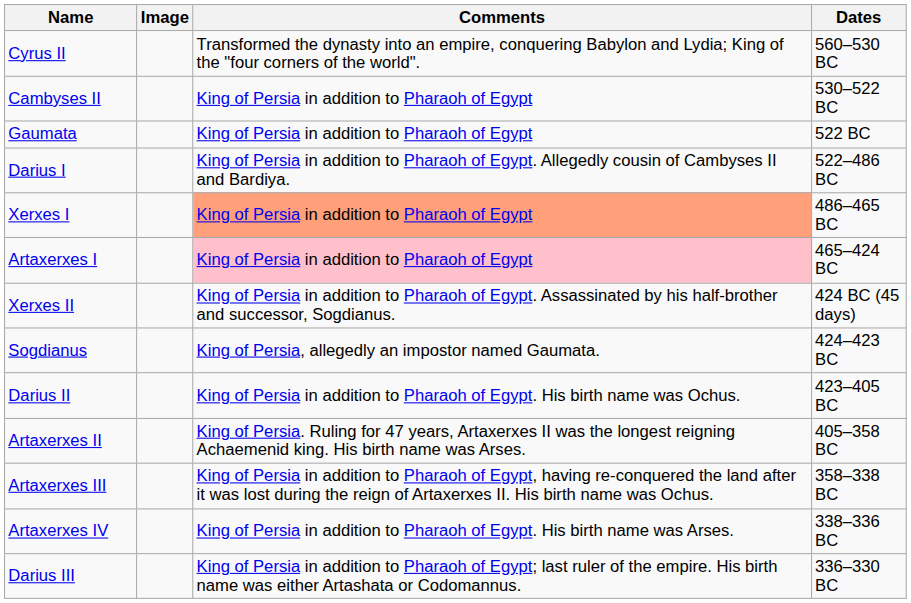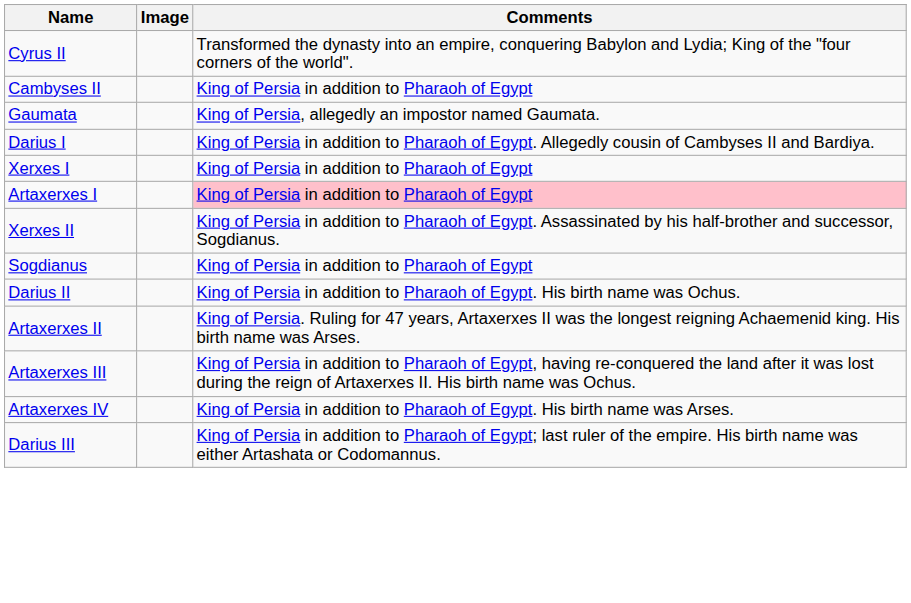- column: (859, 17)
(364, 134) King of Persia in addition to Pharaoh of Egypt -> (398, 115) King of Persia, allegedly an impostor named Gaumata.
(364, 215) lightsalmon background -> (364, 168) no background
(398, 350) King of Persia, allegedly an impostor named Gaumata. -> (364, 266) King of Persia in addition to Pharaoh of Egypt
